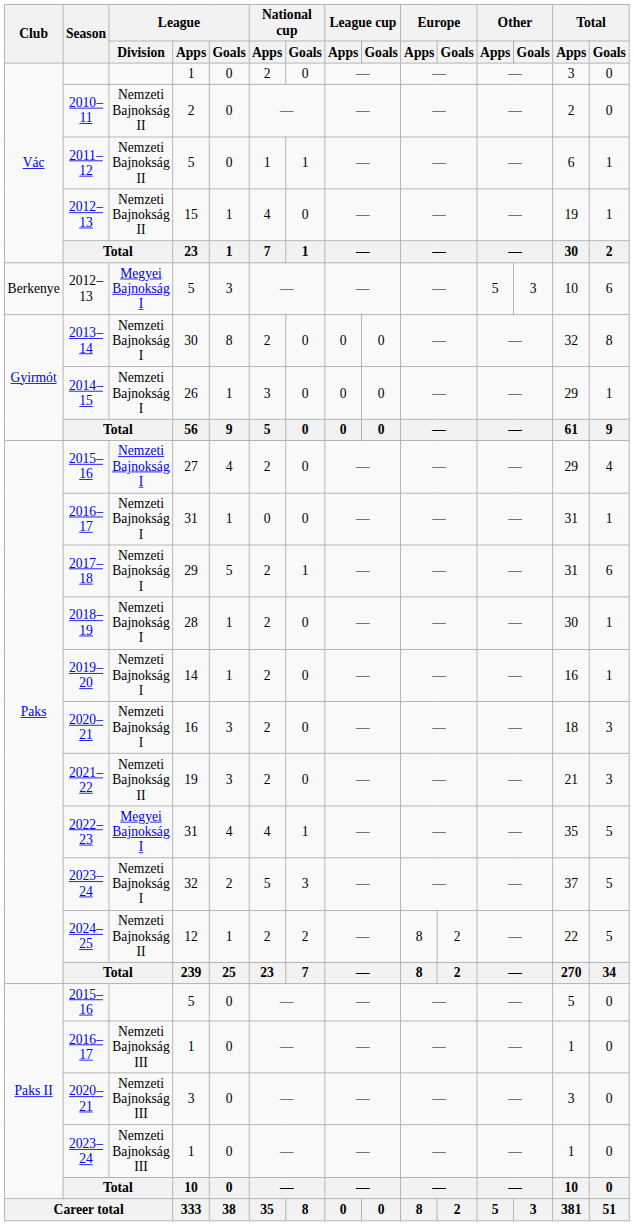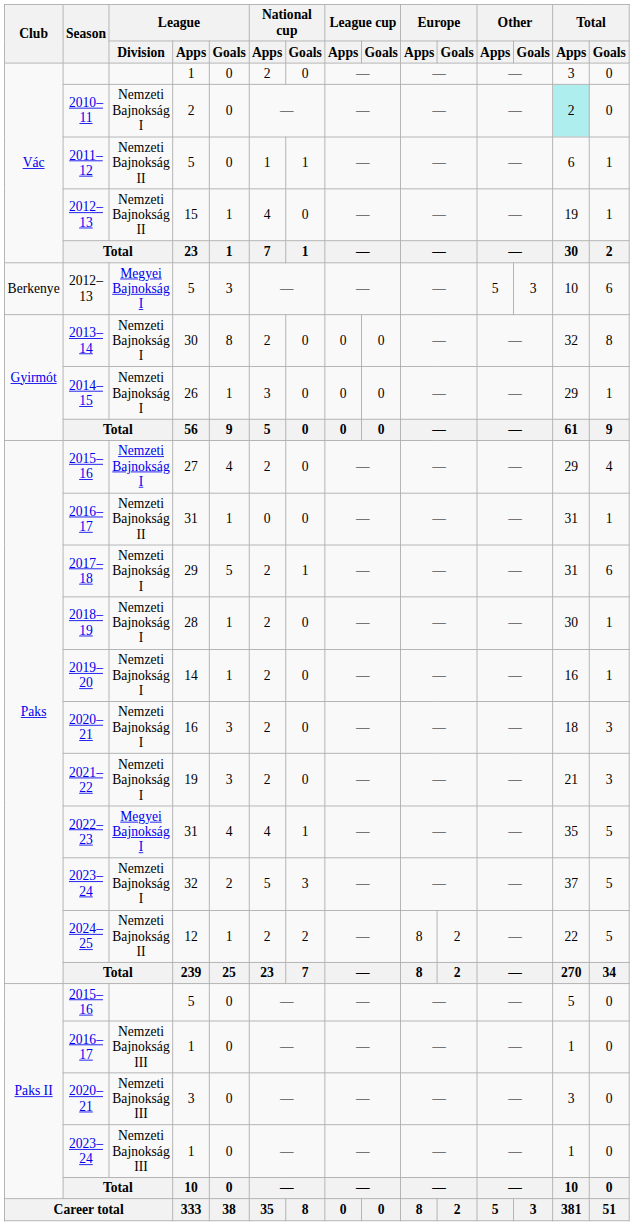(141, 110) Nemzeti Bajnokság II -> (141, 110) Nemzeti Bajnokság I
(571, 110) no background -> (571, 110) paleturquoise background
(141, 518) Nemzeti Bajnokság I -> (141, 518) Nemzeti Bajnokság II
(141, 779) Nemzeti Bajnokság II -> (141, 779) Nemzeti Bajnokság I
